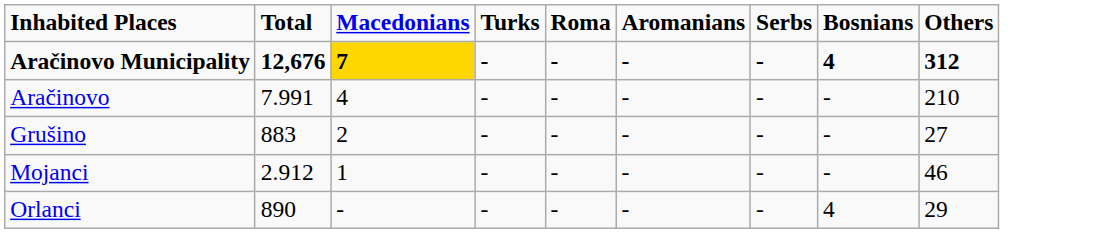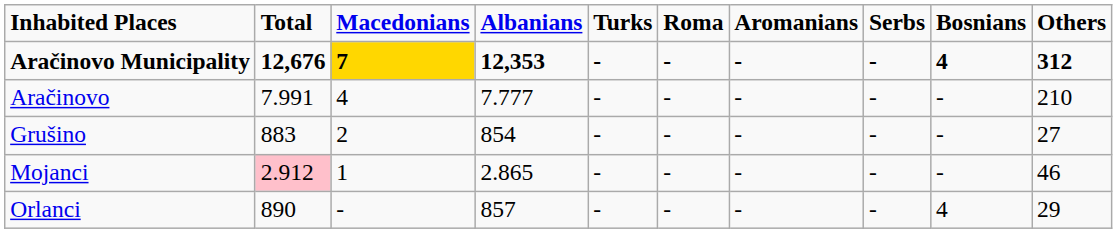+ column: (531, 23)
(287, 172) no background -> (287, 172) pink background
